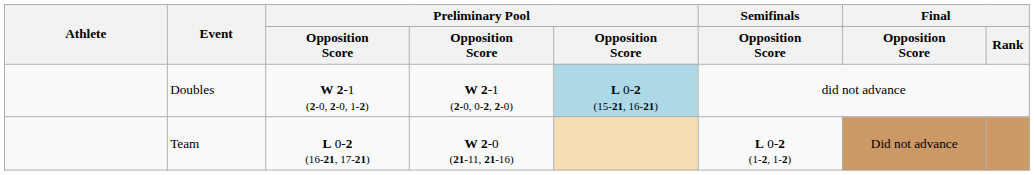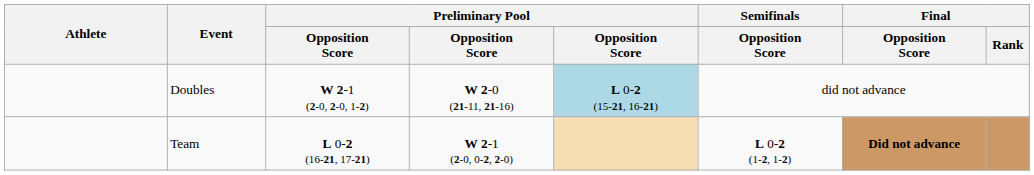(482, 98) W 2-1 (2-0, 0-2, 2-0) -> (482, 98) W 2-0 (21-11, 21-16)
(482, 151) W 2-0 (21-11, 21-16) -> (482, 151) W 2-1 (2-0, 0-2, 2-0)
(914, 143) normal -> (914, 143) bold
